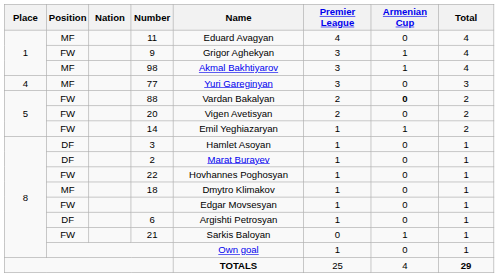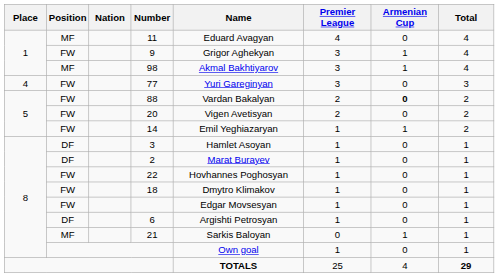(68, 83) MF -> (68, 83) FW
(68, 190) MF -> (68, 190) FW
(68, 235) FW -> (68, 235) MF
